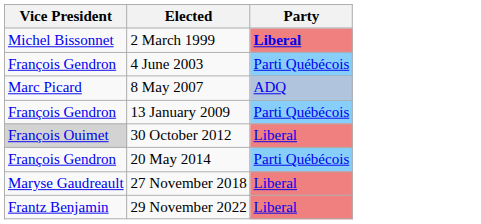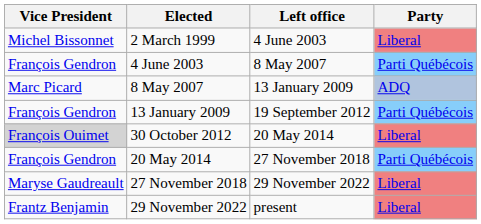+ column: (312, 16)
(277, 40) bold -> (399, 40) normal
